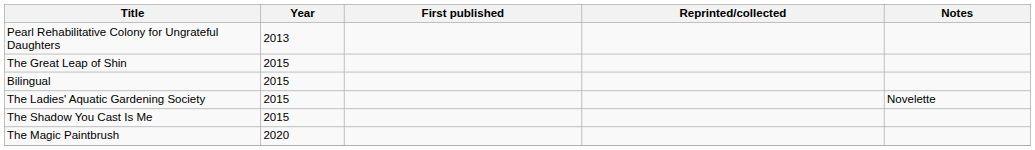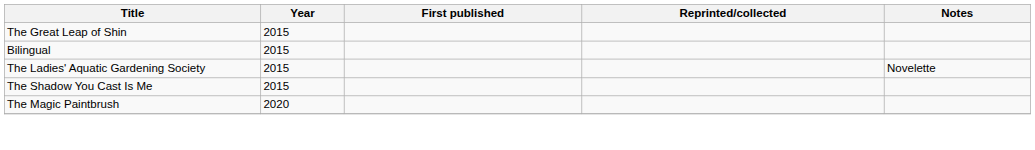- row: (113, 38)
